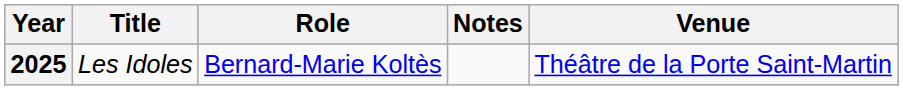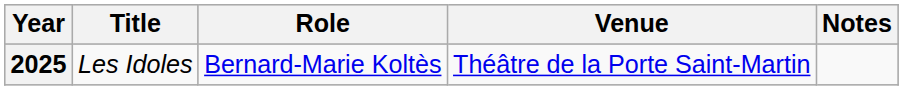columns swapped: (713, 24) <-> (488, 24)
